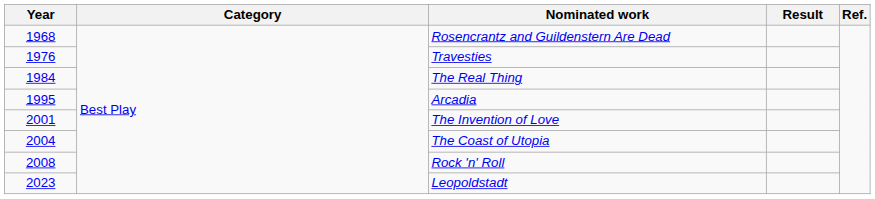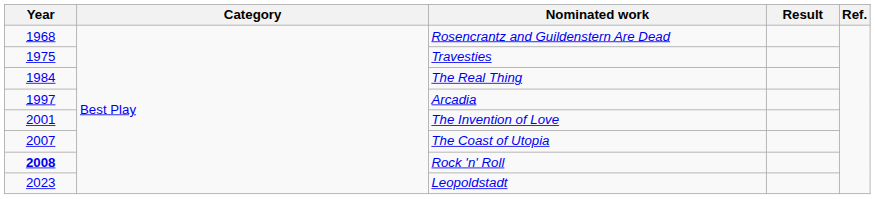(41, 57) 1976 -> (41, 57) 1975
(41, 99) 1995 -> (41, 99) 1997
(41, 141) 2004 -> (41, 141) 2007
(41, 162) normal -> (41, 162) bold
